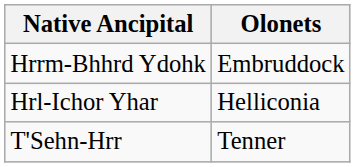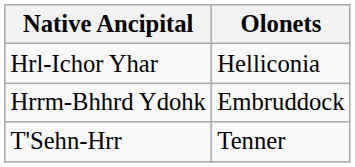rows swapped: (108, 63) <-> (84, 102)
